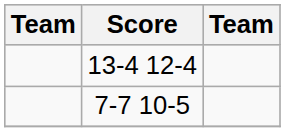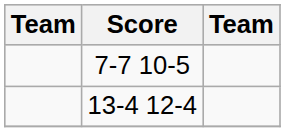rows swapped: (142, 106) <-> (142, 65)
